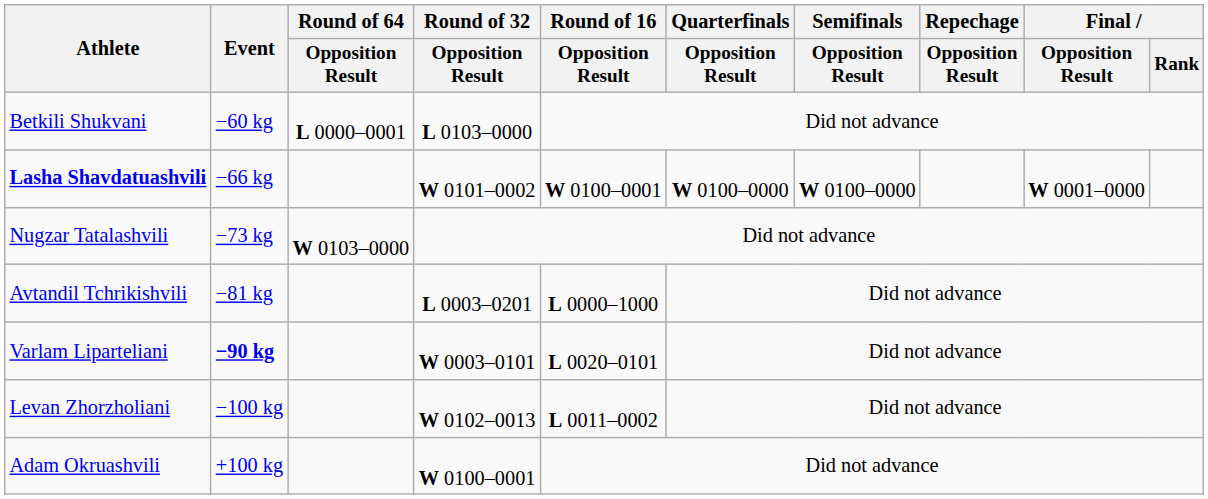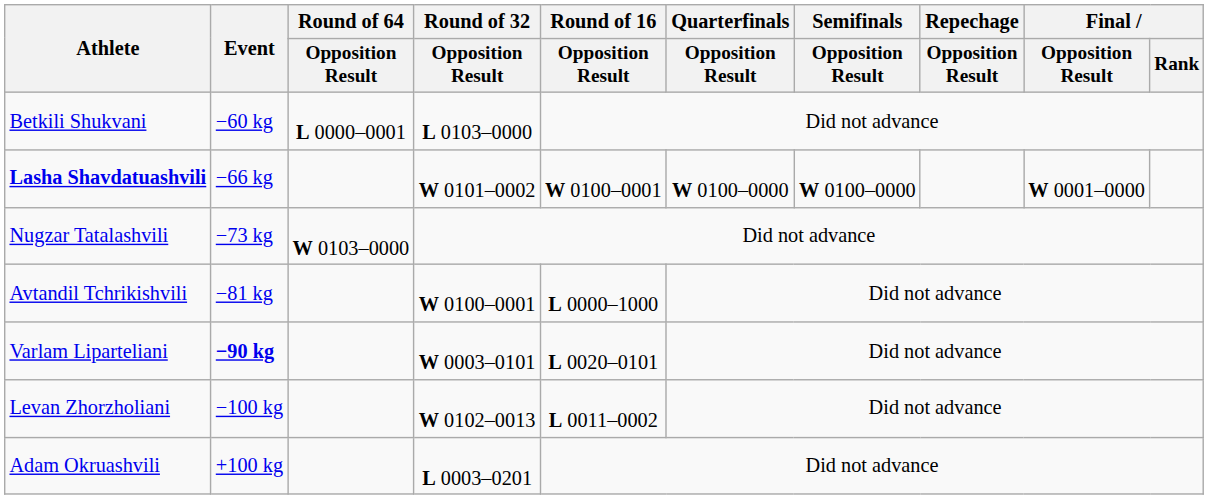(477, 305) L 0003–0201 -> (477, 305) W 0100–0001
(477, 478) W 0100–0001 -> (477, 478) L 0003–0201
